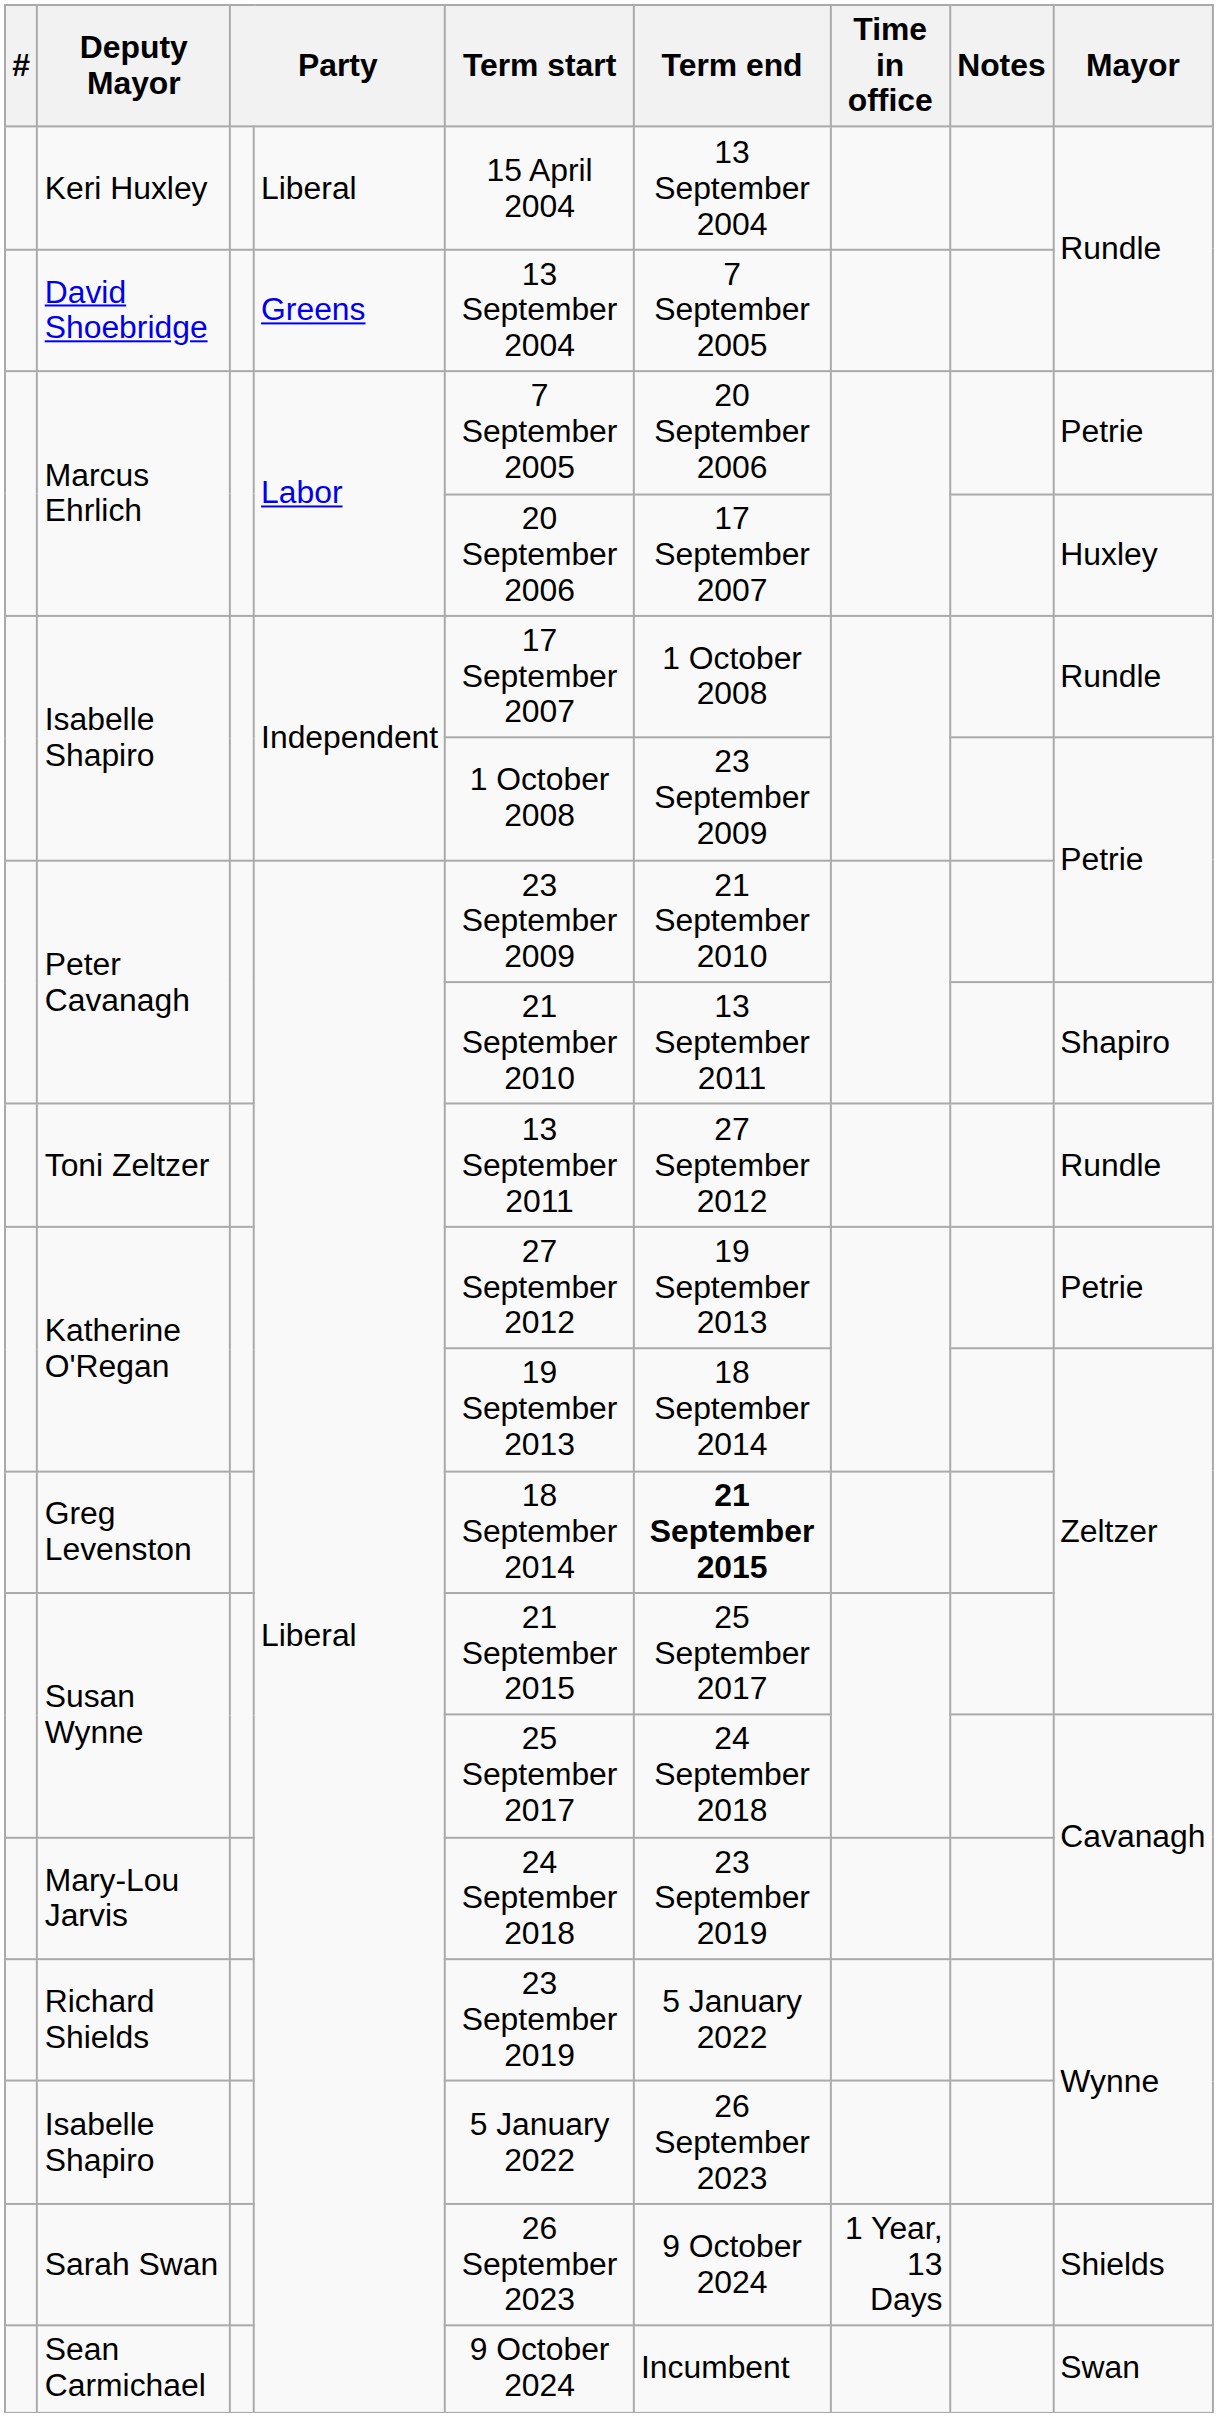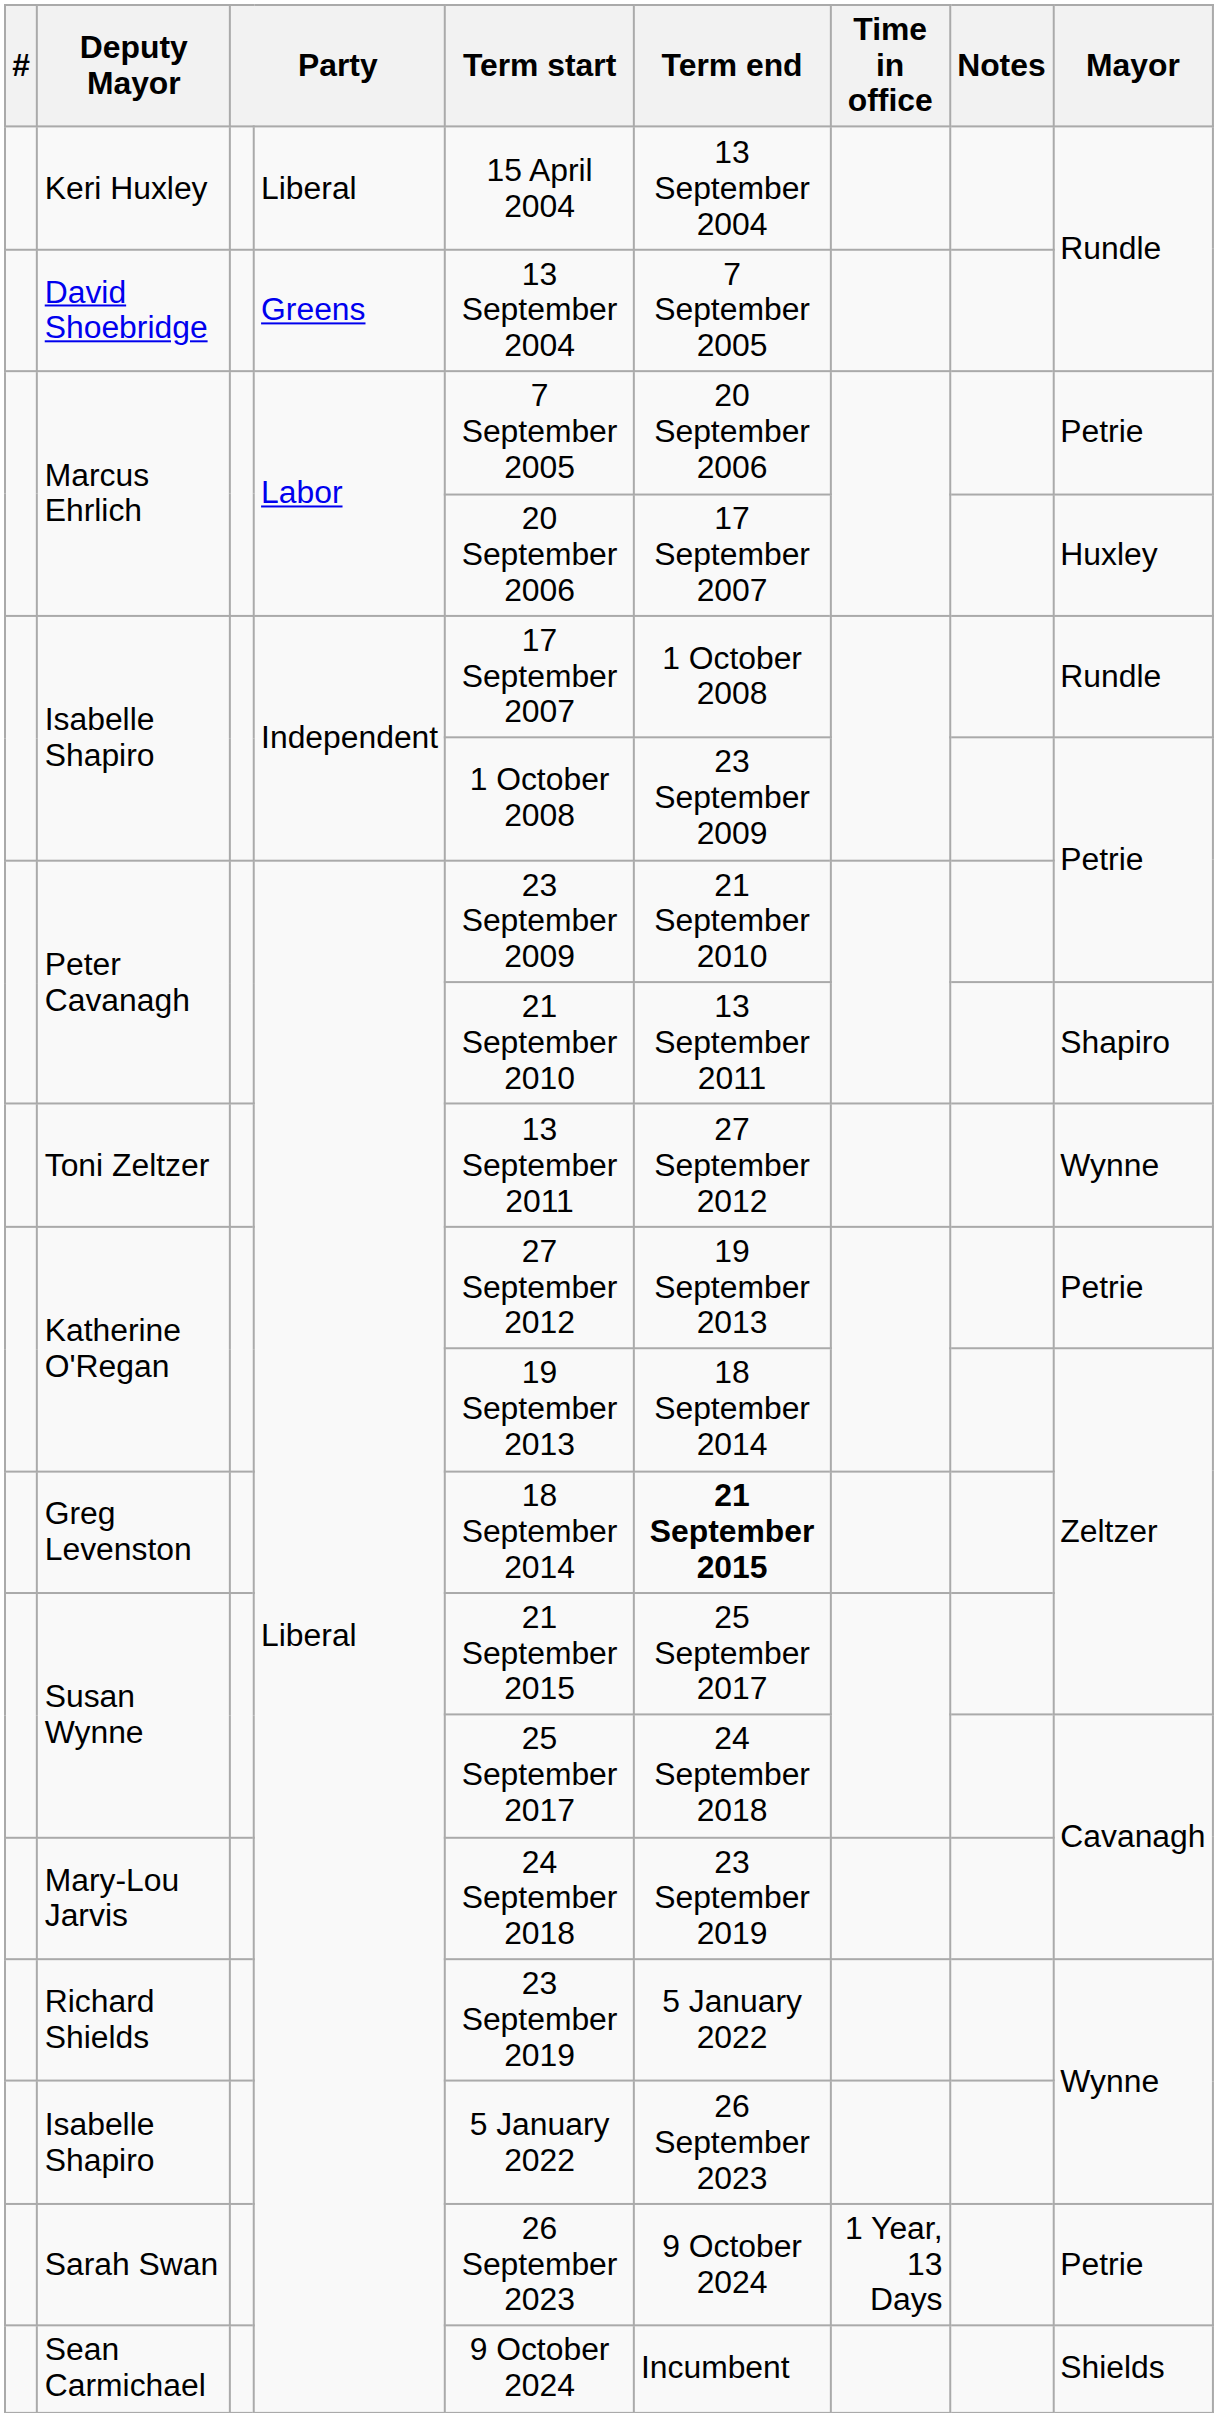(1111, 1164) Rundle -> (1110, 1164) Wynne
(1113, 2264) Shields -> (1102, 2264) Petrie
(1100, 2368) Swan -> (1113, 2368) Shields
